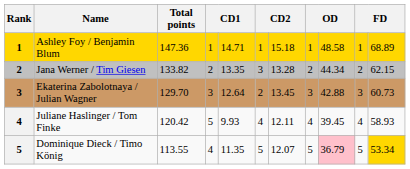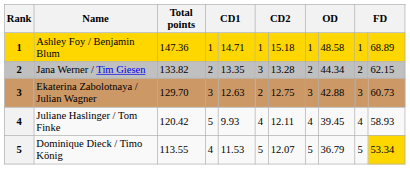(233, 92) 12.64 -> (233, 92) 12.63
(283, 92) 13.45 -> (283, 92) 12.75
(233, 150) 11.35 -> (233, 150) 11.53
(332, 150) pink background -> (332, 150) no background
